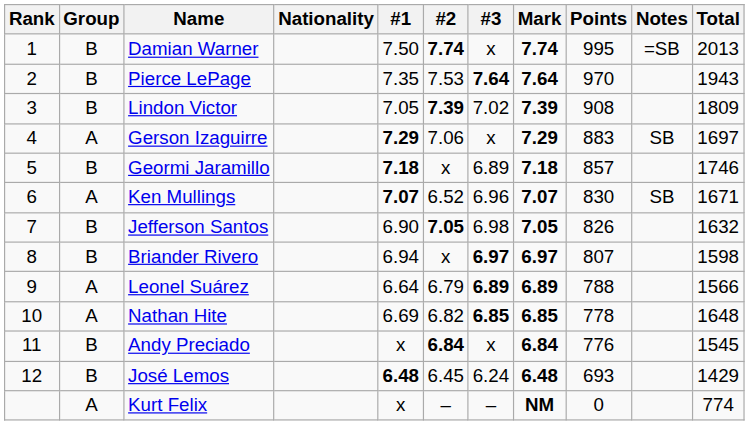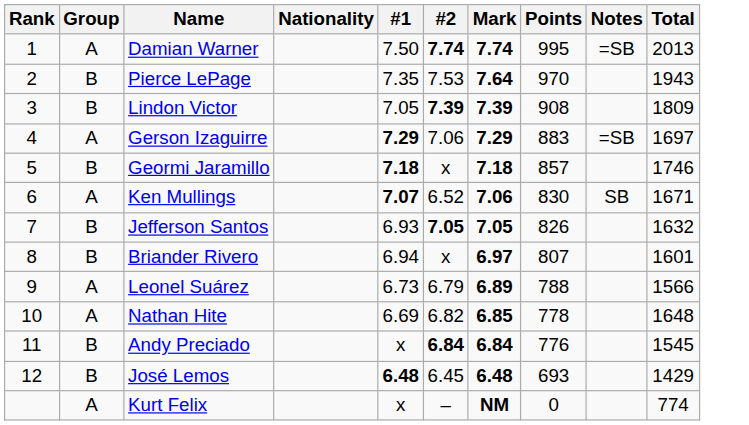- column: (491, 19)
(91, 49) B -> (91, 49) A
(662, 138) SB -> (617, 138) =SB
(540, 197) 7.07 -> (495, 197) 7.06
(401, 227) 6.90 -> (401, 227) 6.93
(718, 256) 1598 -> (673, 256) 1601
(401, 286) 6.64 -> (401, 286) 6.73
